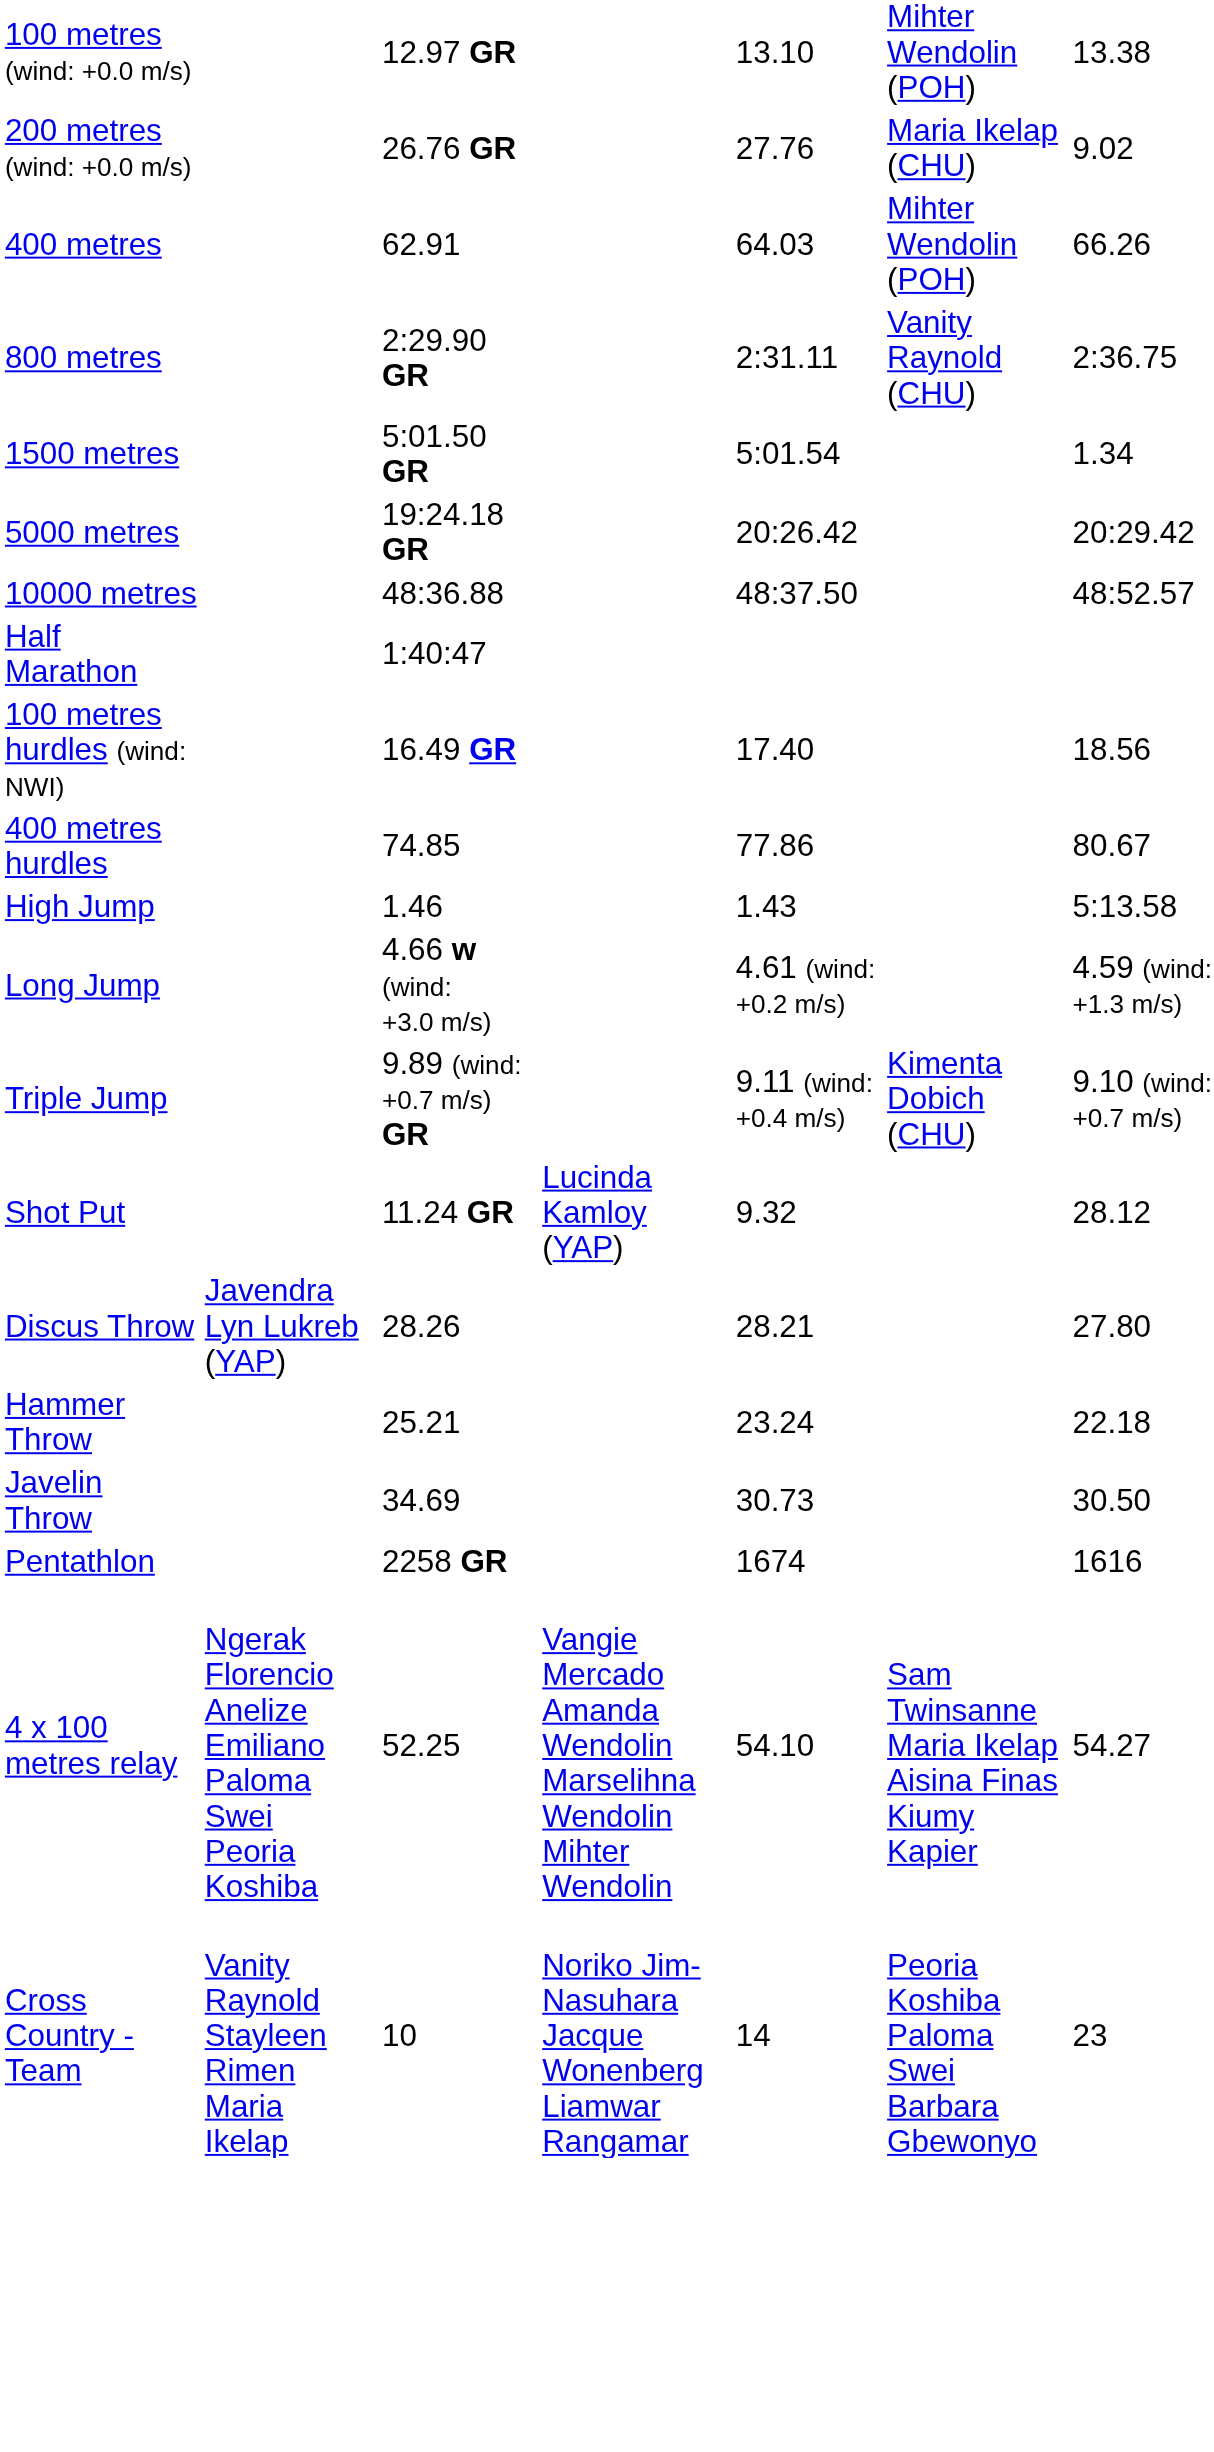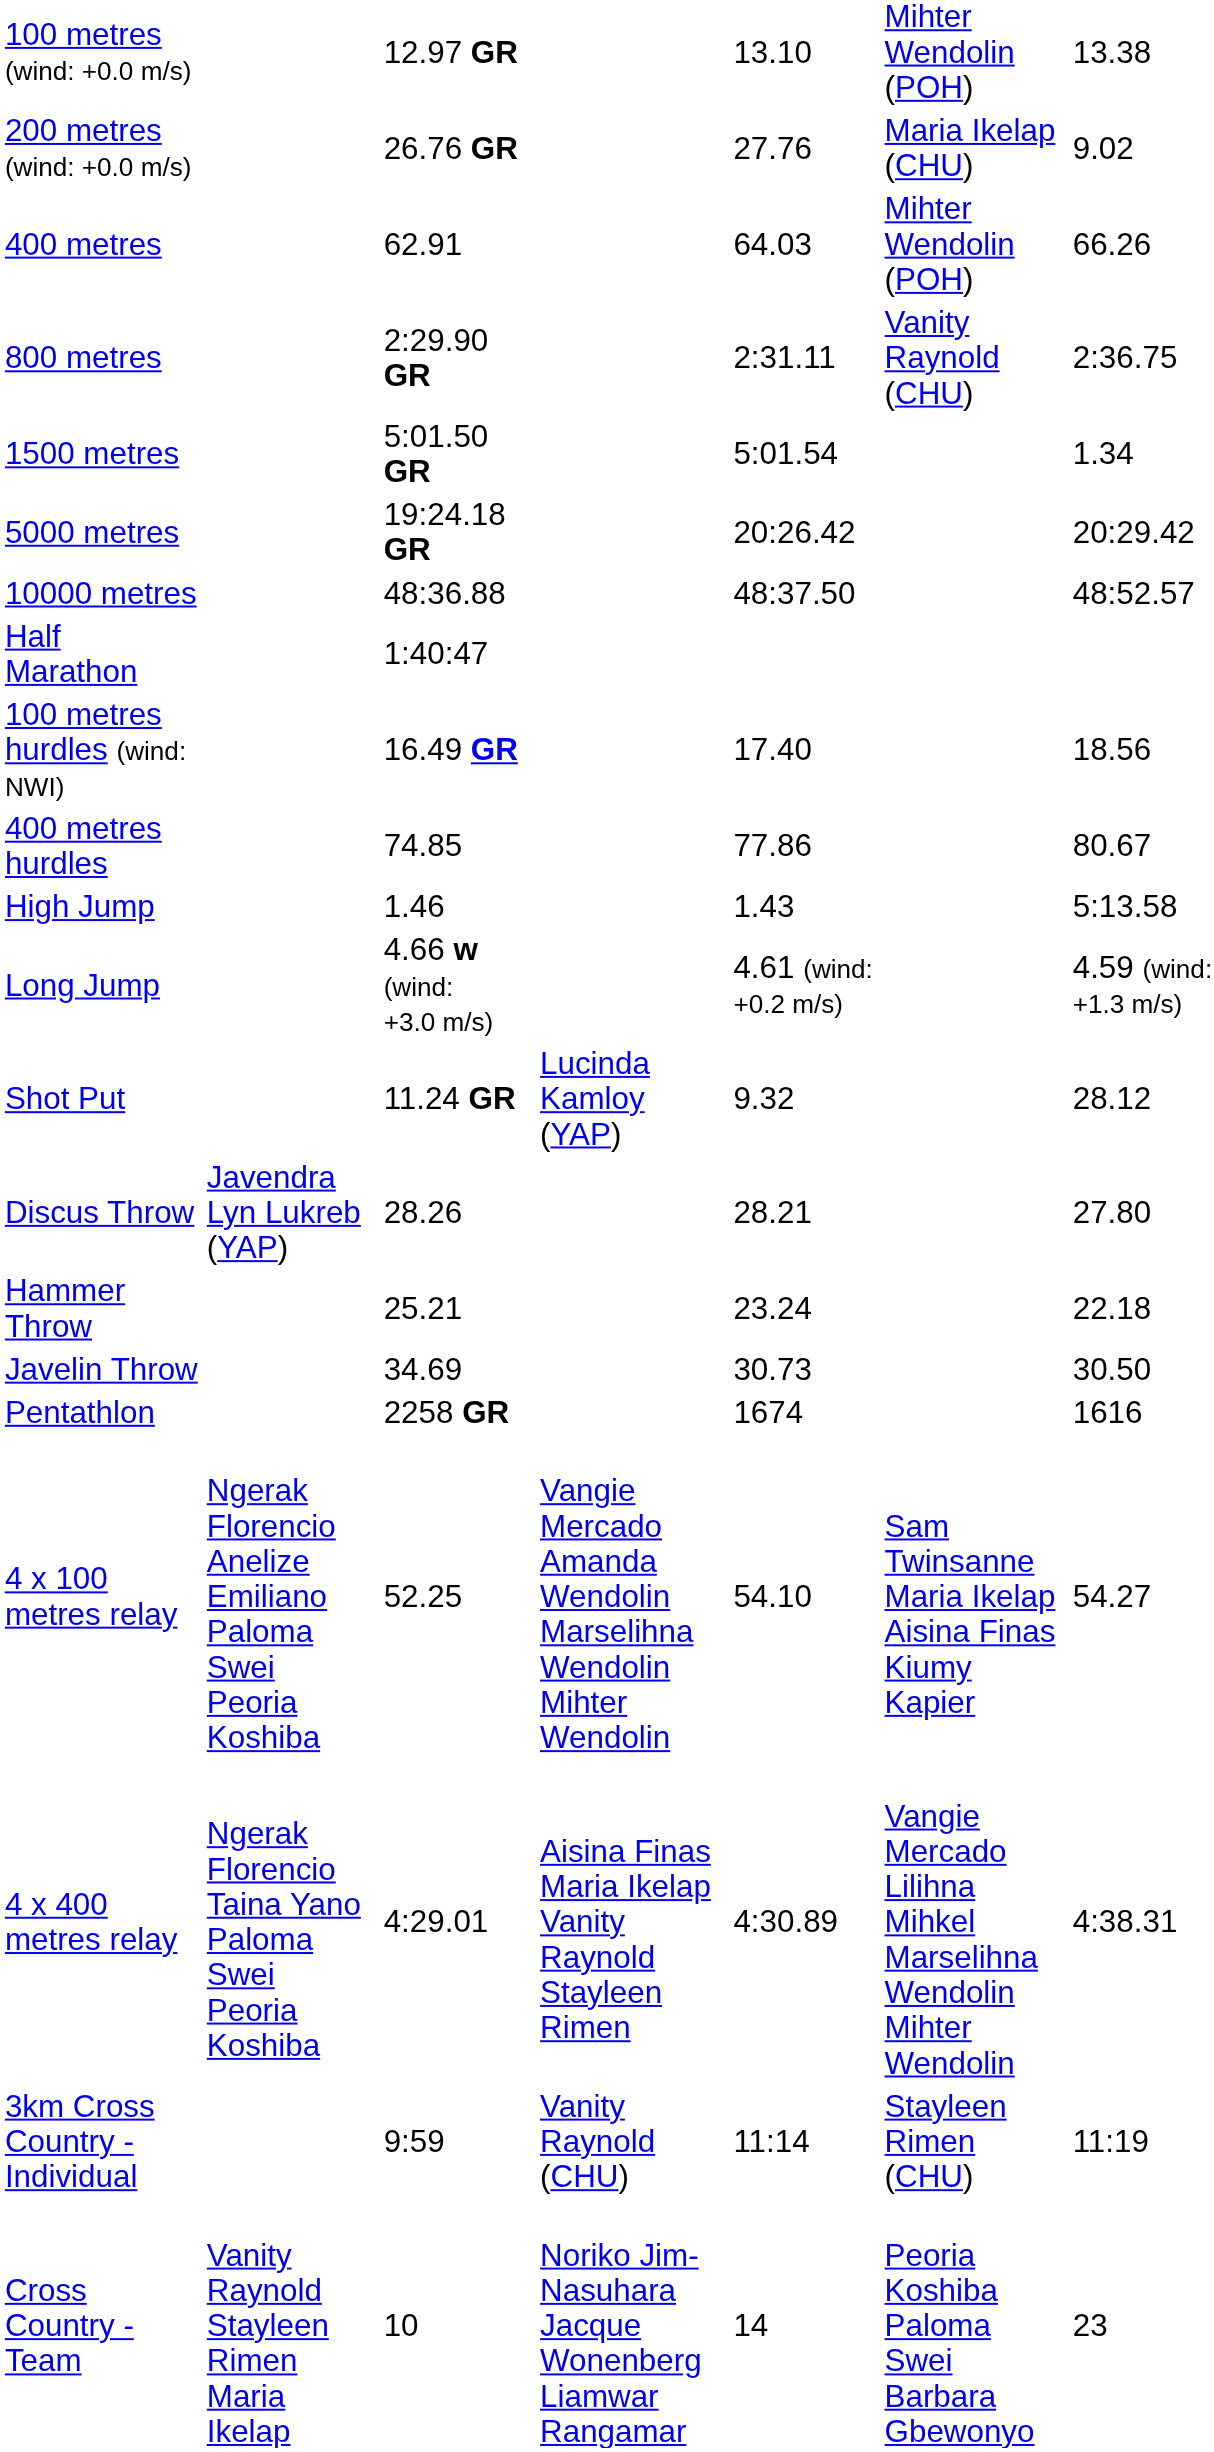- row: (86, 1098)
+ row: (91, 1922)
+ row: (80, 2141)
